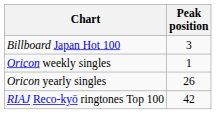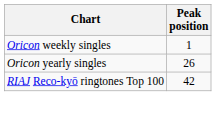- row: (64, 44)
